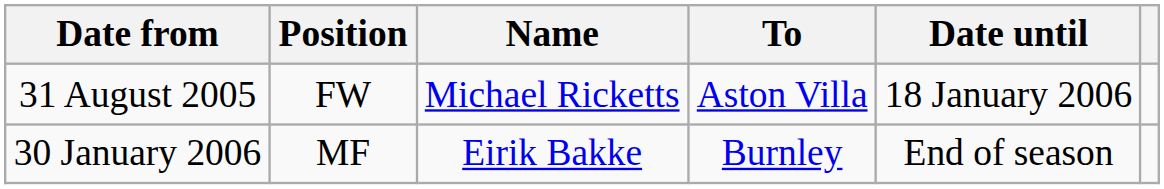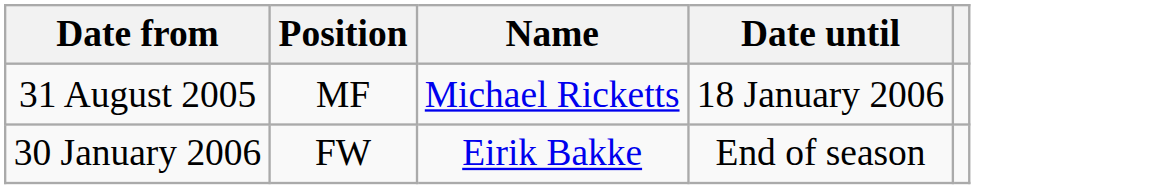- column: (782, 34)
(343, 93) FW -> (343, 93) MF
(343, 152) MF -> (343, 152) FW
